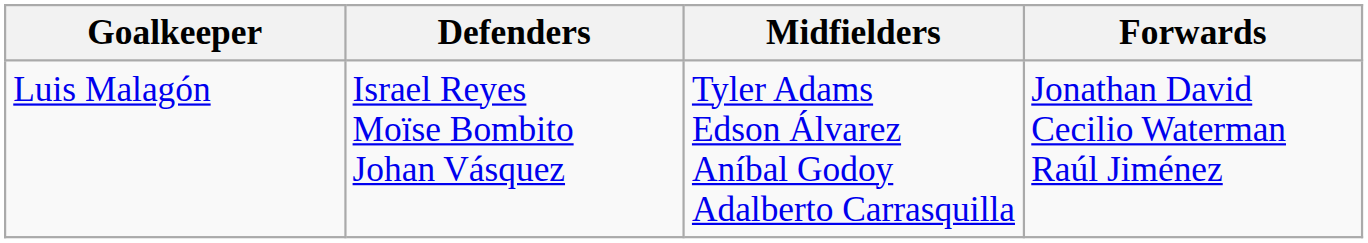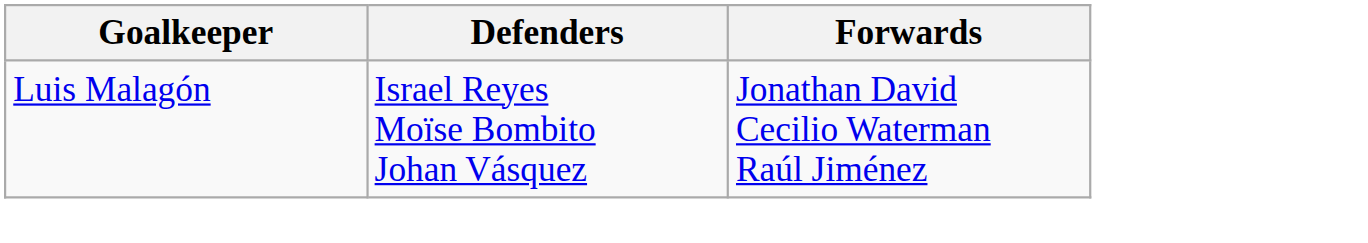- column: (853, 32)
